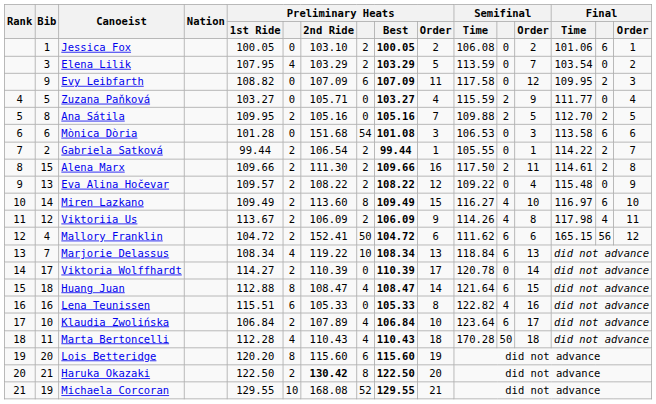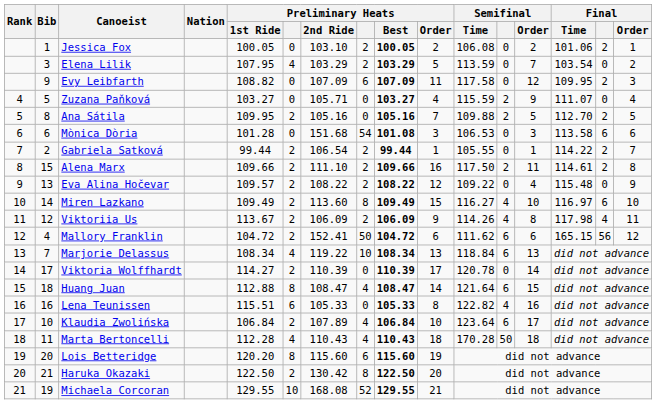(605, 47) 6 -> (605, 47) 2
(574, 99) 111.77 -> (574, 99) 111.07
(329, 167) 111.30 -> (329, 167) 111.10
(329, 373) bold -> (329, 373) normal
